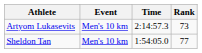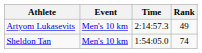(184, 26) 73 -> (184, 26) 49
(184, 41) 77 -> (184, 41) 74
